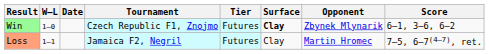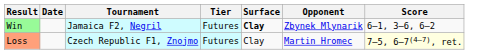- column: (50, 11)
(153, 26) Czech Republic F1, Znojmo -> (114, 26) Jamaica F2, Negril
(134, 41) Jamaica F2, Negril -> (133, 41) Czech Republic F1, Znojmo
(434, 41) no background -> (415, 41) lightyellow background
